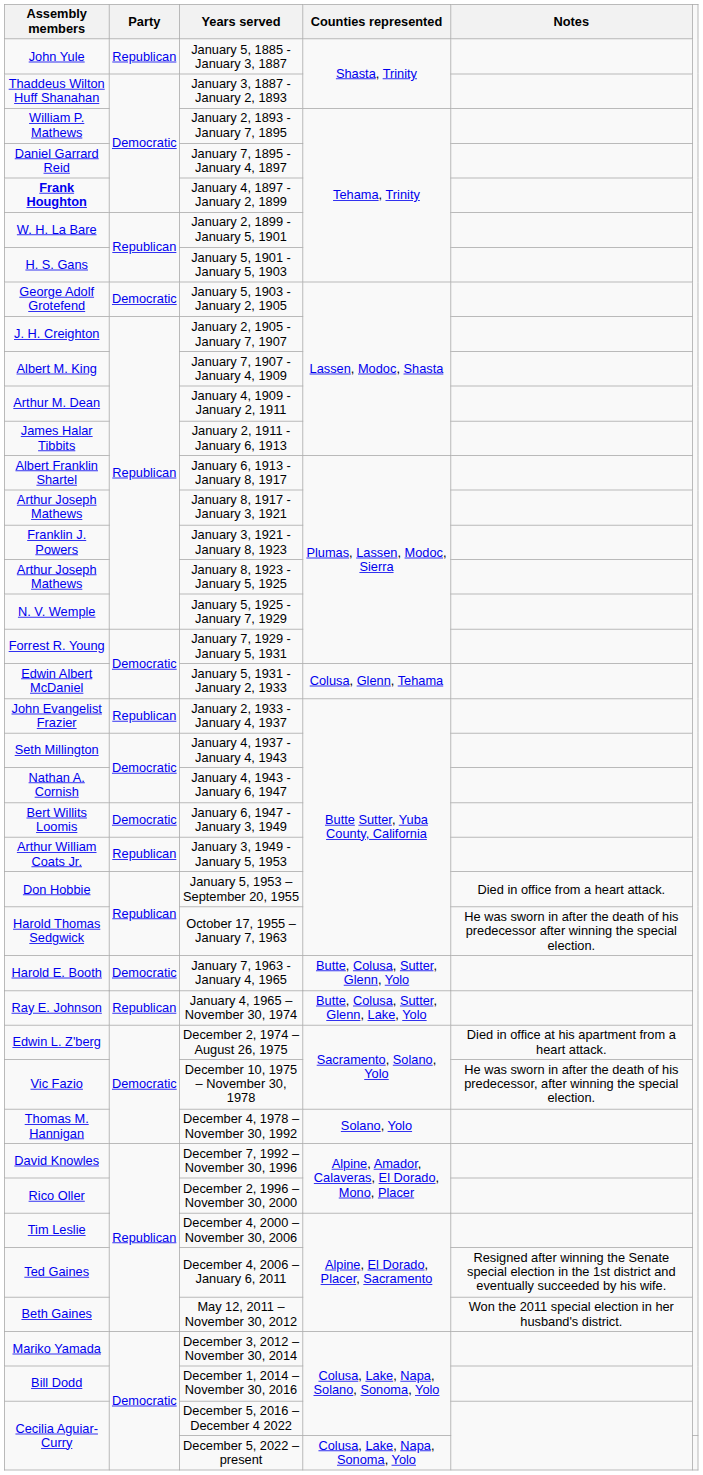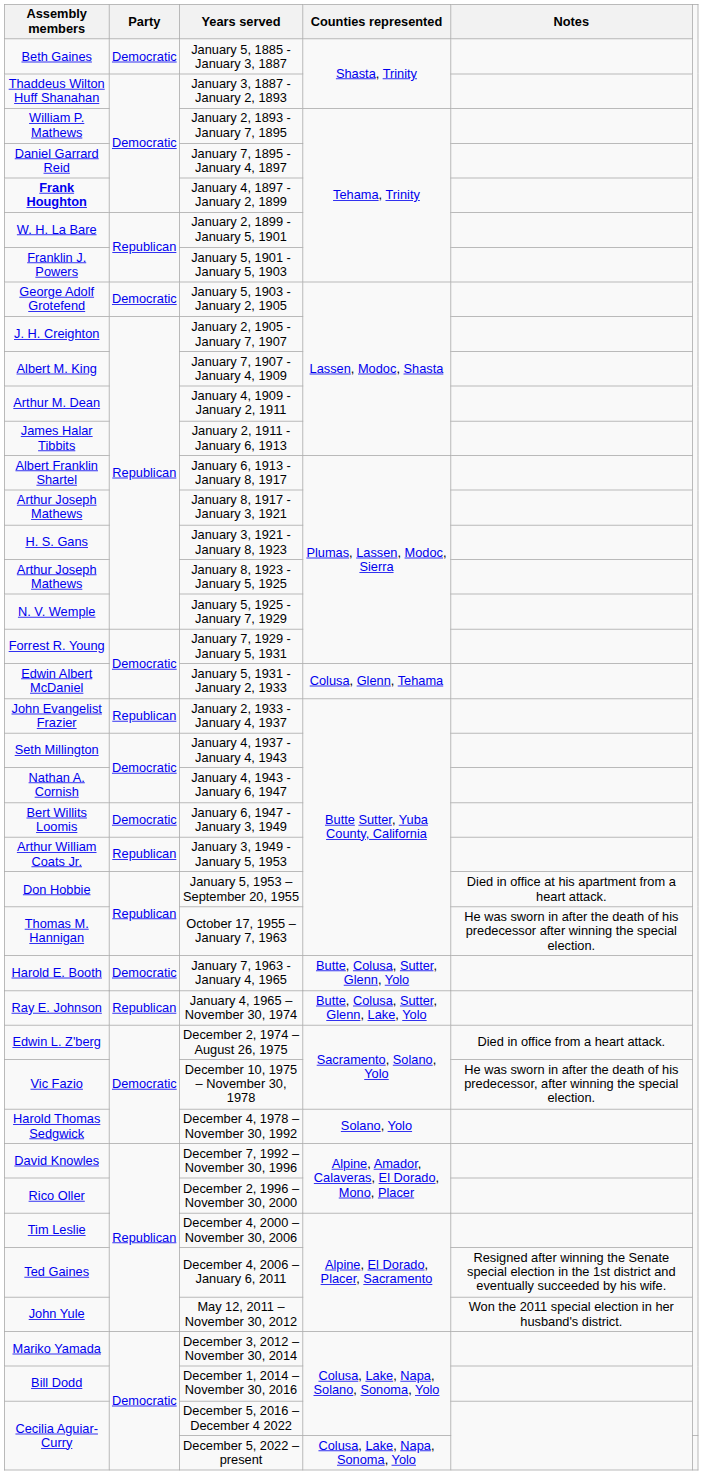(57, 56) John Yule -> (57, 56) Beth Gaines
(144, 56) Republican -> (144, 56) Democratic
(57, 264) H. S. Gans -> (57, 264) Franklin J. Powers
(57, 542) Franklin J. Powers -> (57, 542) H. S. Gans
(571, 889) Died in office from a heart attack. -> (571, 889) Died in office at his apartment from a heart attack.
(57, 931) Harold Thomas Sedgwick -> (57, 931) Thomas M. Hannigan
(571, 1042) Died in office at his apartment from a heart attack. -> (571, 1042) Died in office from a heart attack.
(57, 1126) Thomas M. Hannigan -> (57, 1126) Harold Thomas Sedgwick
(57, 1314) Beth Gaines -> (57, 1314) John Yule
